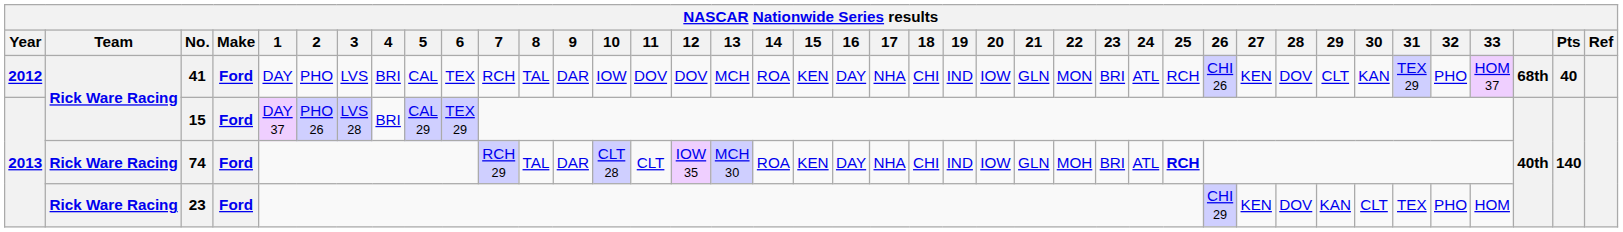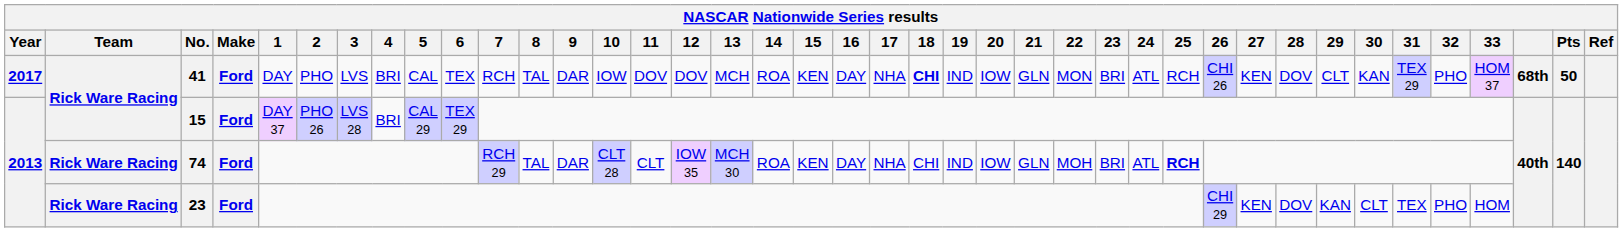(25, 76) 2012 -> (25, 76) 2017
(926, 76) normal -> (926, 76) bold
(1569, 76) 40 -> (1569, 76) 50
